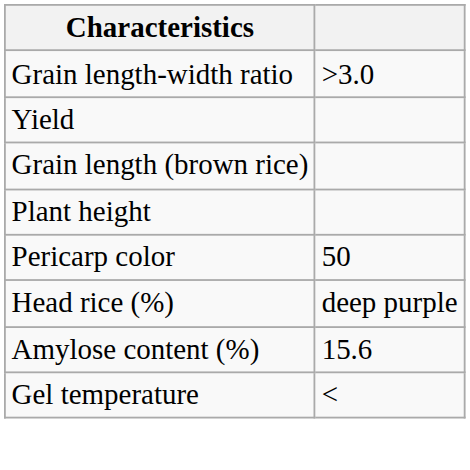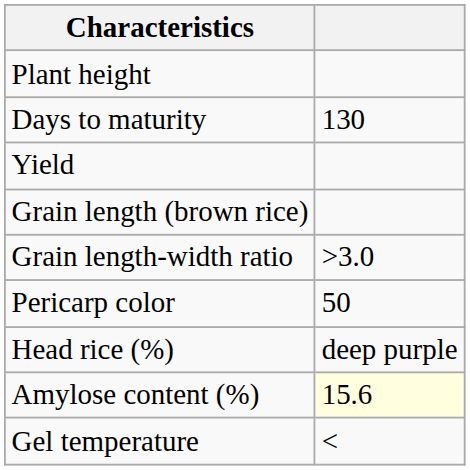rows swapped: (81, 211) <-> (152, 73)
+ row: (109, 119)
(347, 348) no background -> (347, 394) lightyellow background
